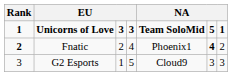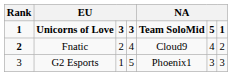(172, 46) Phoenix1 -> (172, 46) Cloud9
(212, 46) bold -> (212, 46) normal
(172, 63) Cloud9 -> (172, 63) Phoenix1
